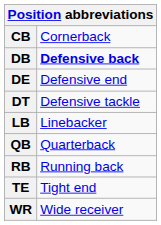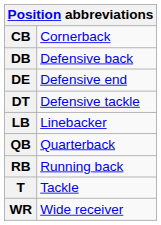(90, 58) bold -> (87, 58) normal
+ row: (21, 187)
- row: (21, 187)
